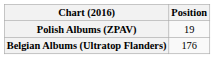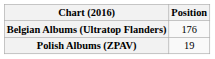rows swapped: (87, 45) <-> (87, 29)
